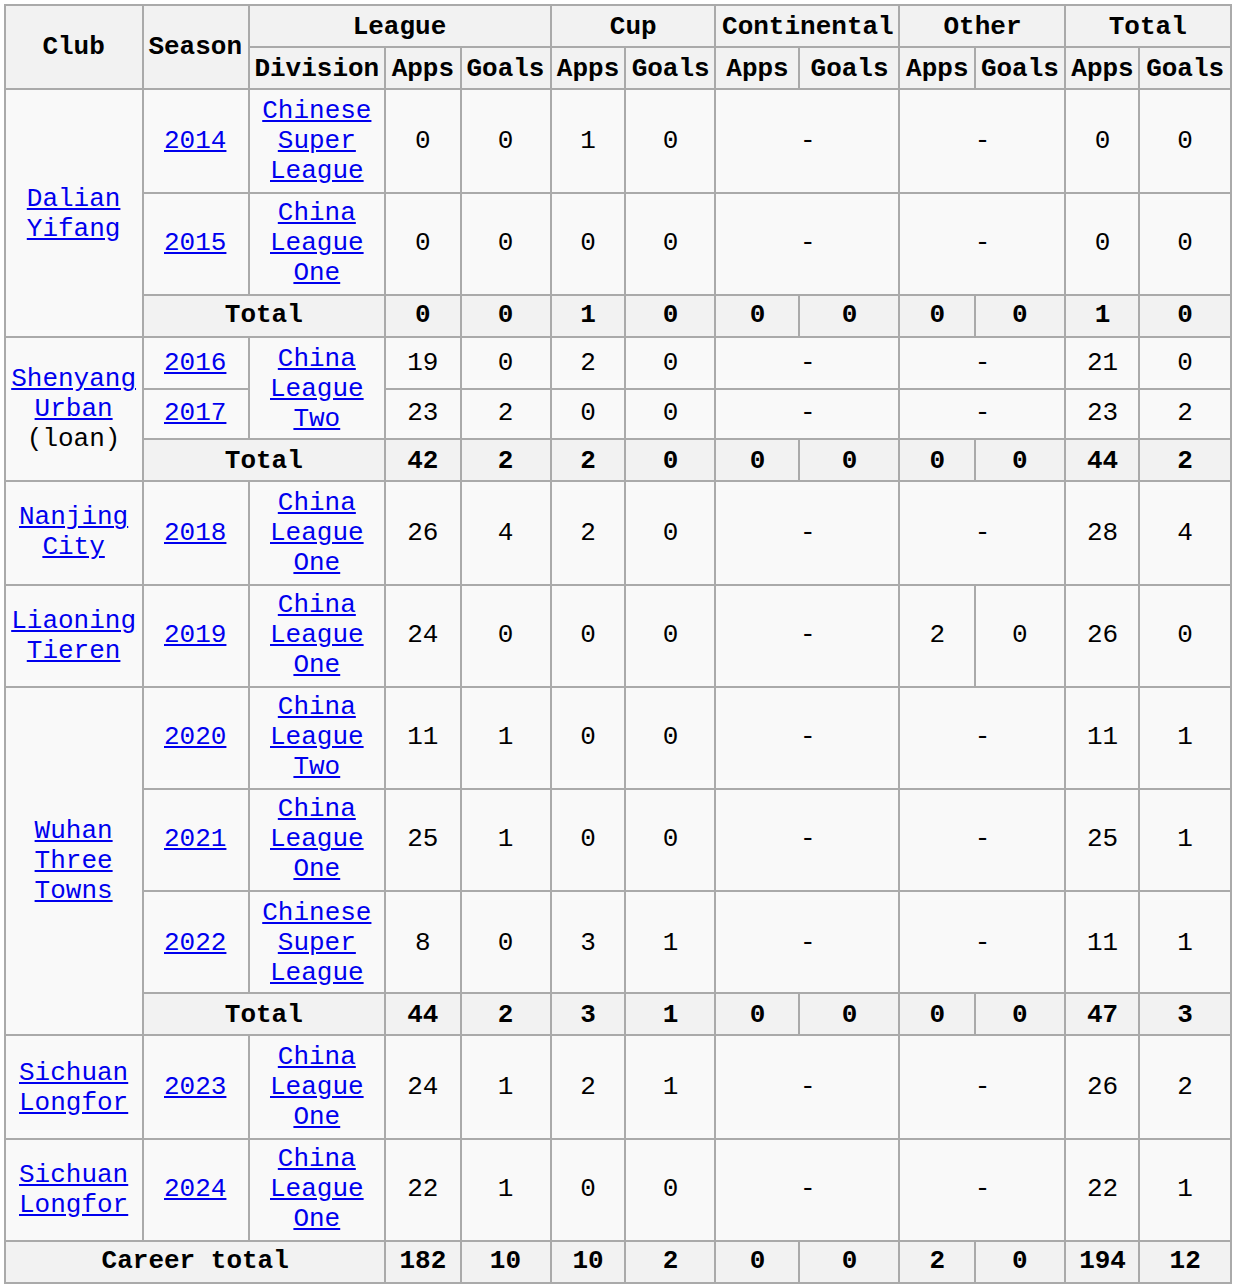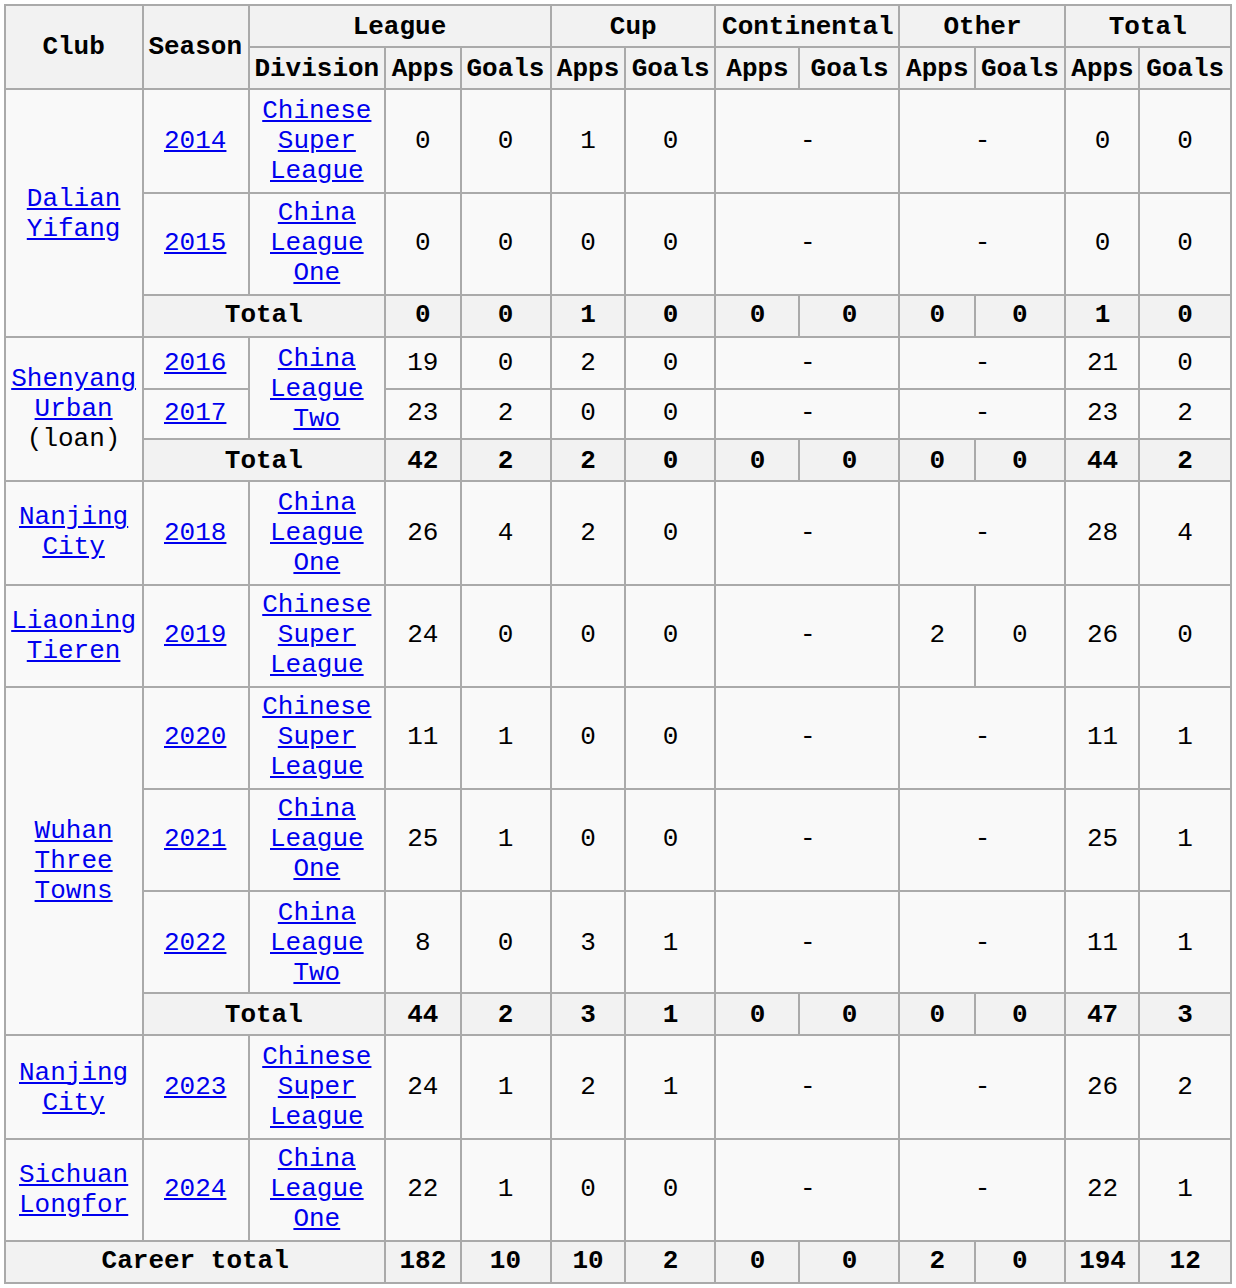(317, 635) China League One -> (317, 635) Chinese Super League
(317, 738) China League Two -> (317, 738) Chinese Super League
(317, 942) Chinese Super League -> (317, 942) China League Two
(74, 1087) Sichuan Longfor -> (74, 1087) Nanjing City
(317, 1087) China League One -> (317, 1087) Chinese Super League
